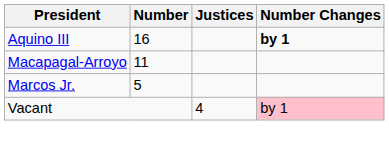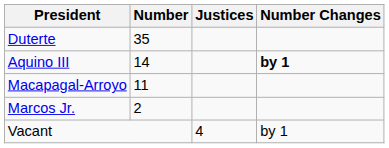+ row: (32, 39)
(142, 39) 16 -> (142, 62) 14
(138, 85) 5 -> (138, 108) 2
(274, 108) pink background -> (274, 131) no background
